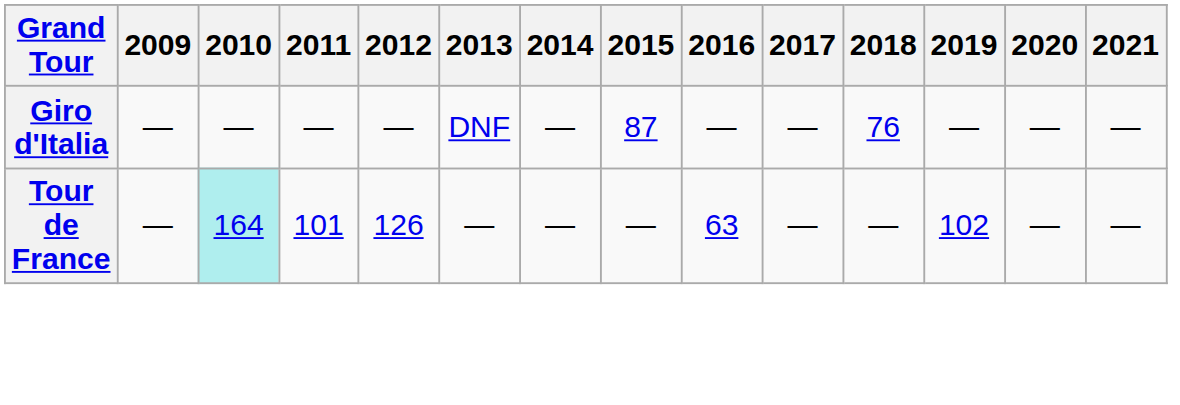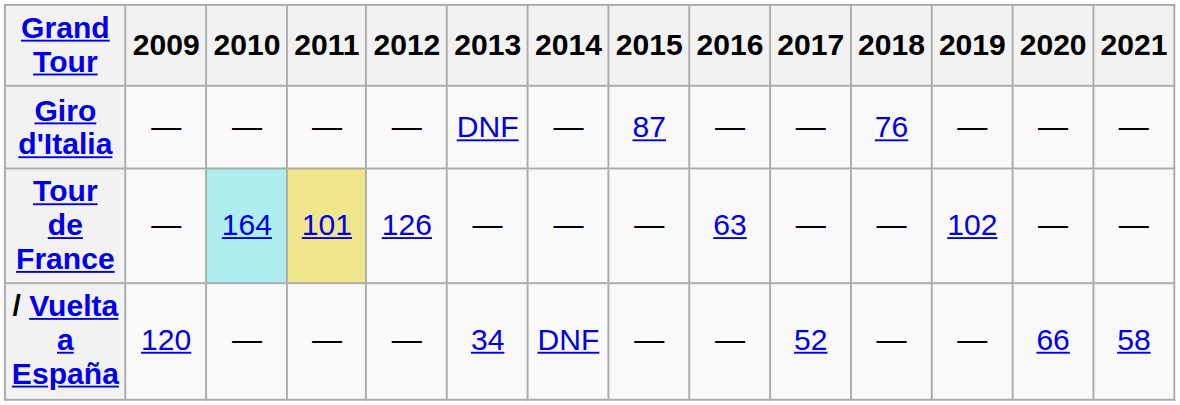(319, 225) no background -> (327, 225) khaki background
+ row: (65, 340)
